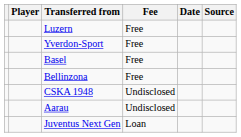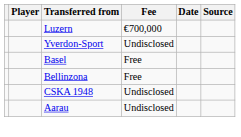(134, 28) Free -> (143, 28) €700,000
(134, 44) Free -> (149, 44) Undisclosed
- row: (82, 124)
